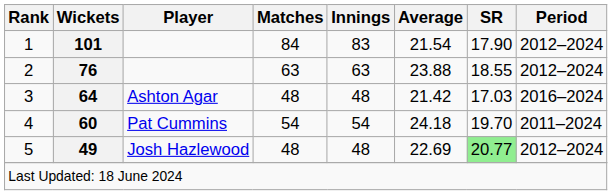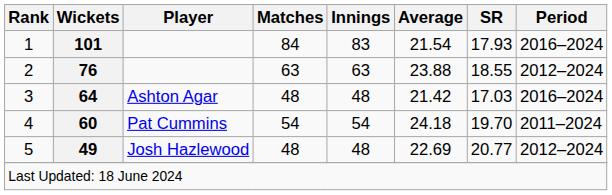(492, 44) 17.90 -> (492, 44) 17.93
(562, 44) 2012–2024 -> (562, 44) 2016–2024
(492, 149) lightgreen background -> (492, 149) no background
